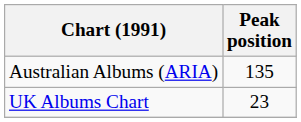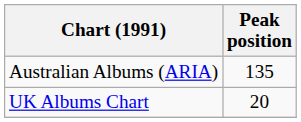(259, 102) 23 -> (259, 102) 20
